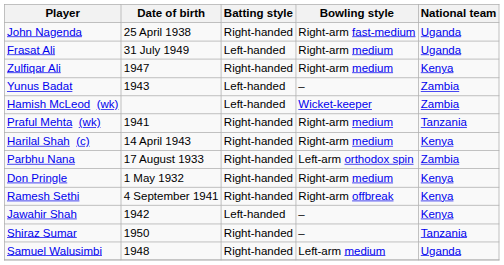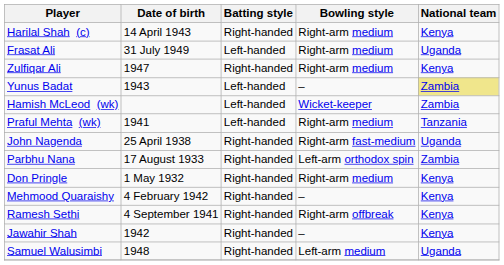rows swapped: (48, 141) <-> (44, 31)
(440, 86) no background -> (440, 86) khaki background
(258, 123) Right-handed -> (255, 123) Left-handed
+ row: (60, 196)
(255, 214) Left-handed -> (258, 232) Right-handed
- row: (42, 232)
